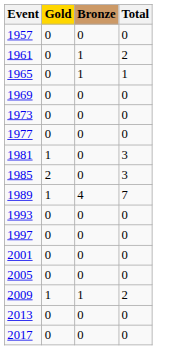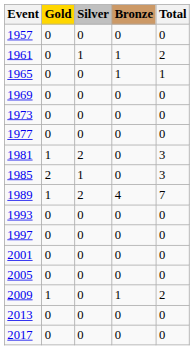+ column: (93, 14)
